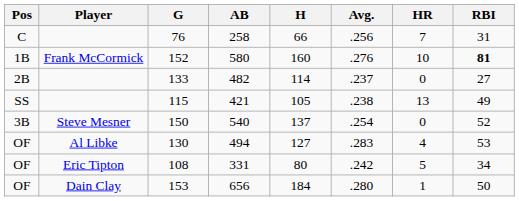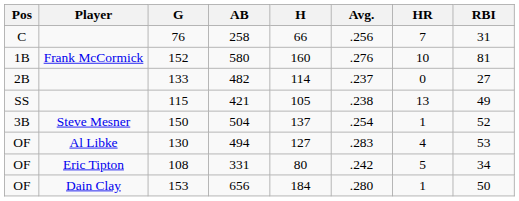(484, 57) bold -> (484, 57) normal
(239, 121) 540 -> (239, 121) 504
(423, 121) 0 -> (423, 121) 1
